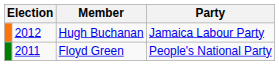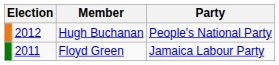(207, 32) Jamaica Labour Party -> (210, 32) People's National Party
(210, 51) People's National Party -> (207, 51) Jamaica Labour Party
